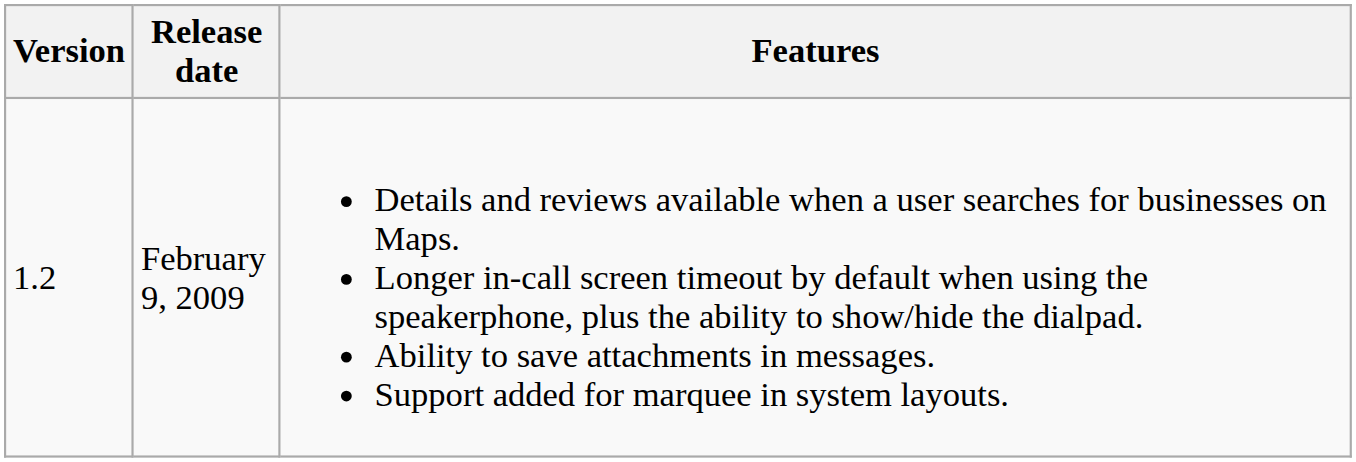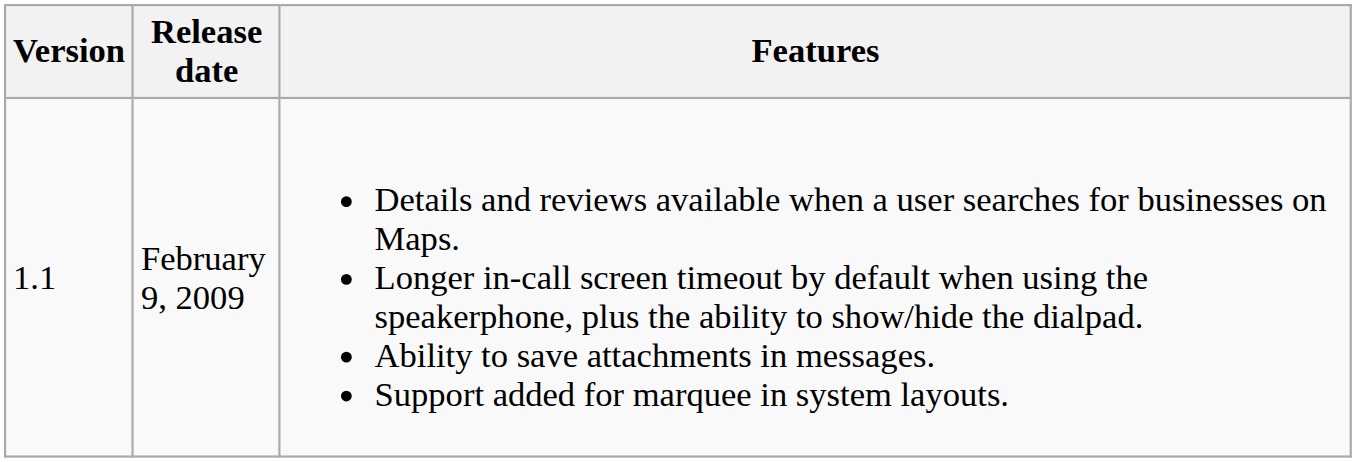(35, 276) 1.2 -> (35, 276) 1.1
